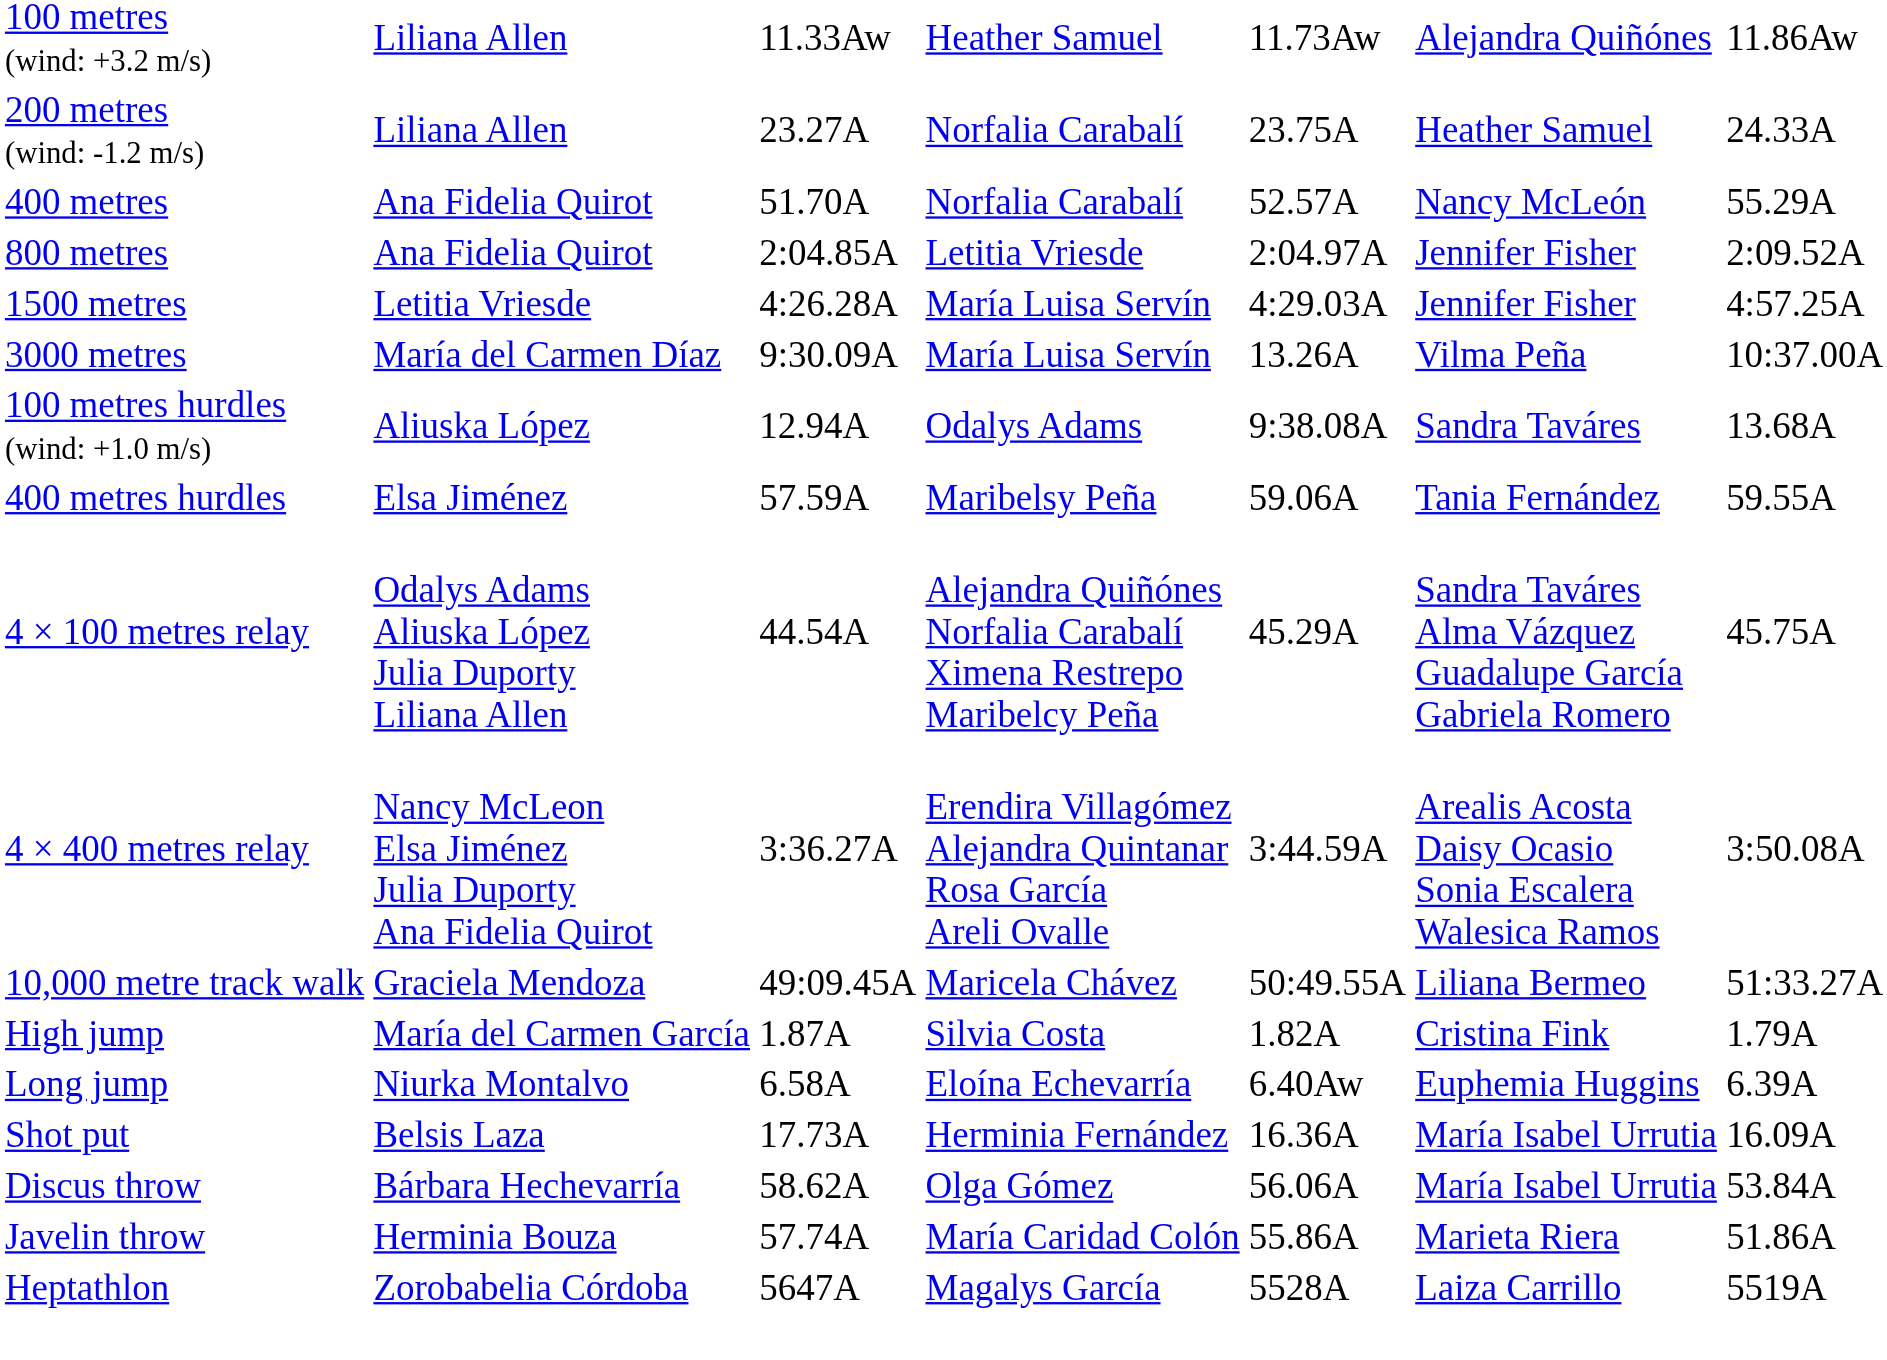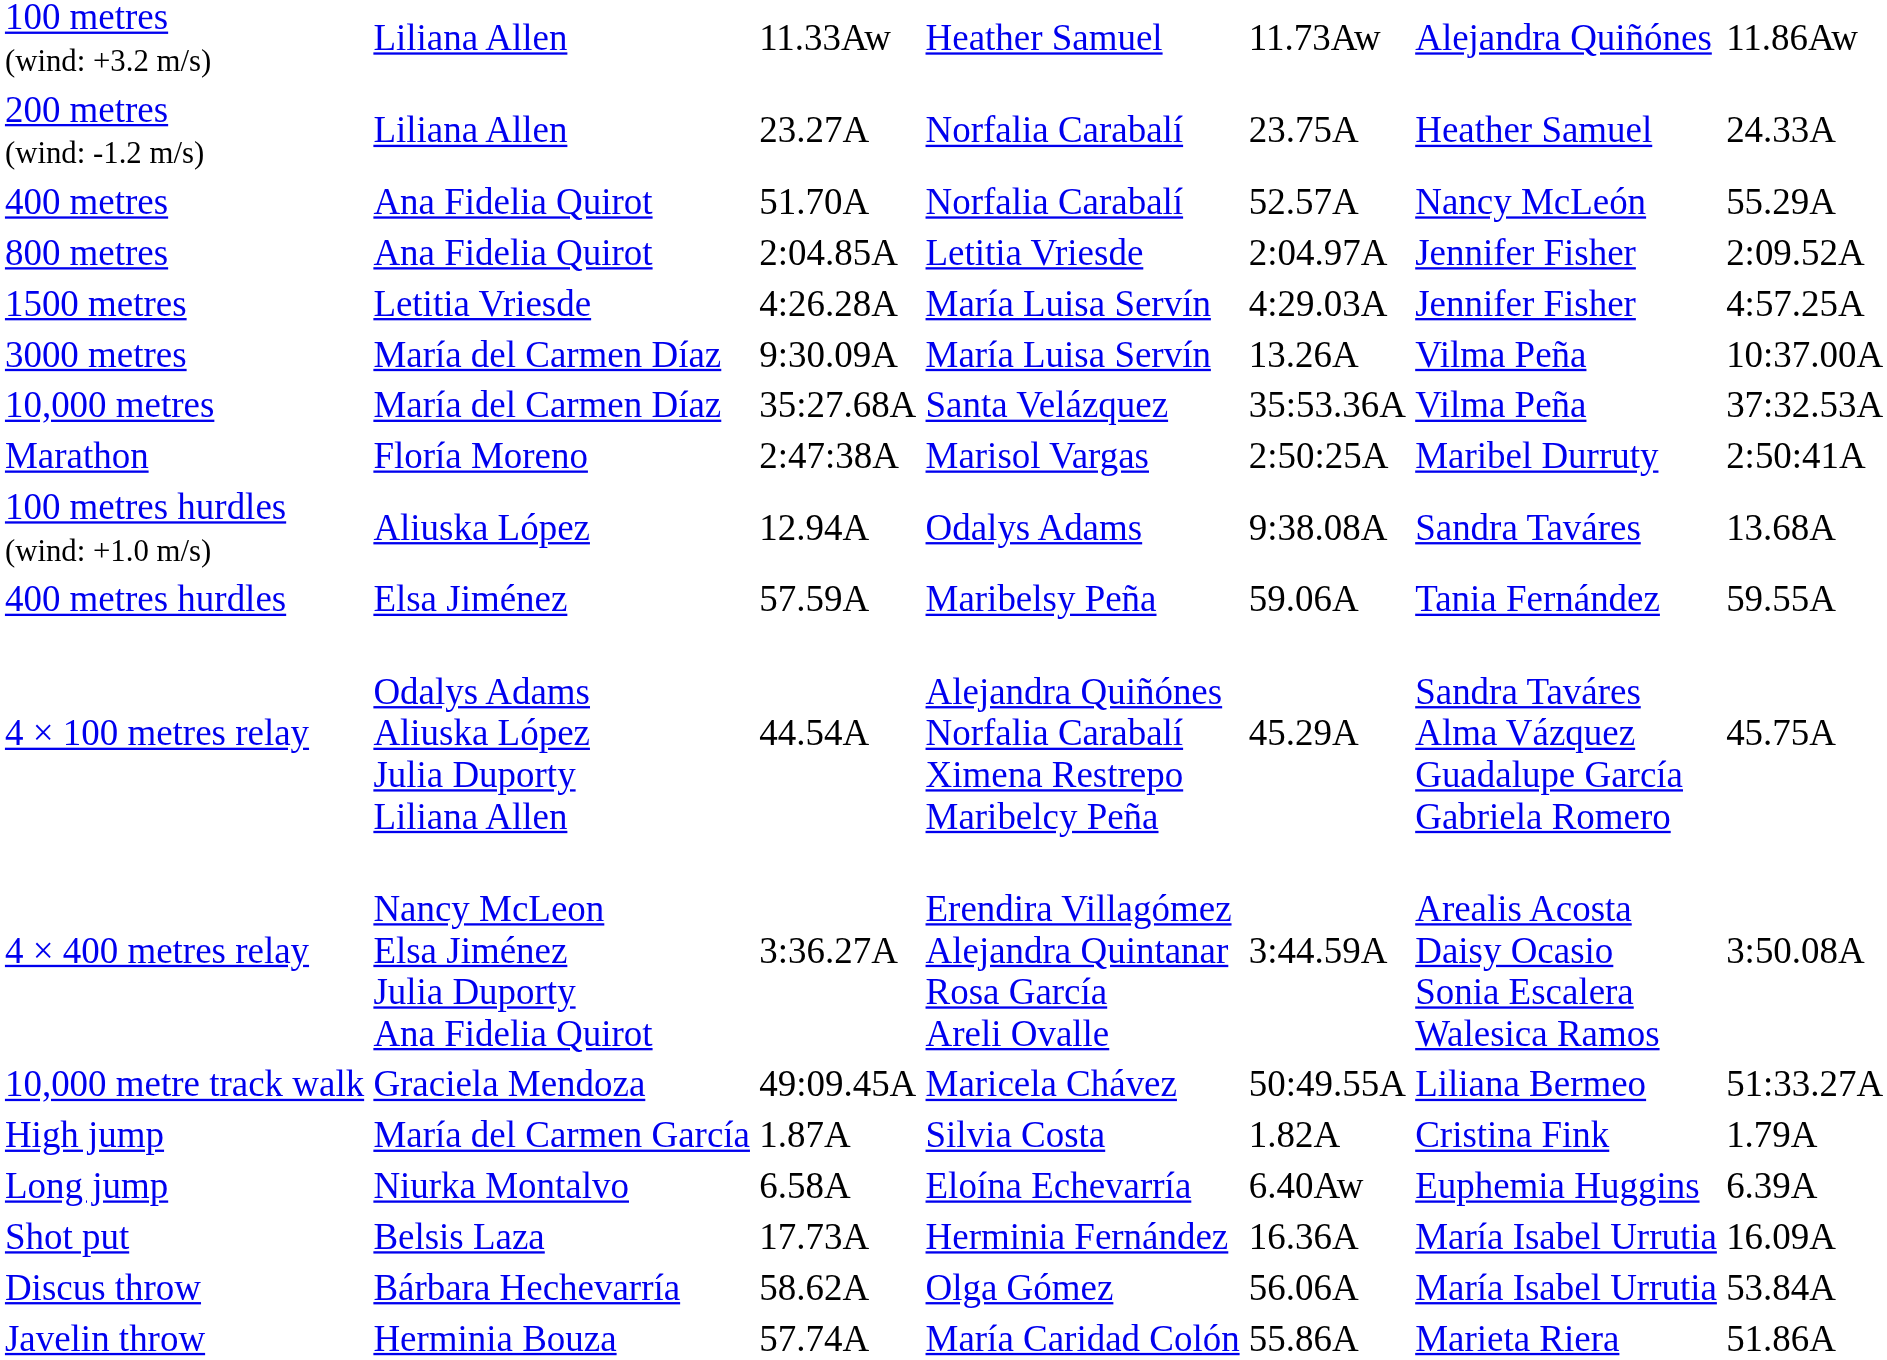+ row: (110, 405)
+ row: (77, 455)
- row: (87, 1287)
